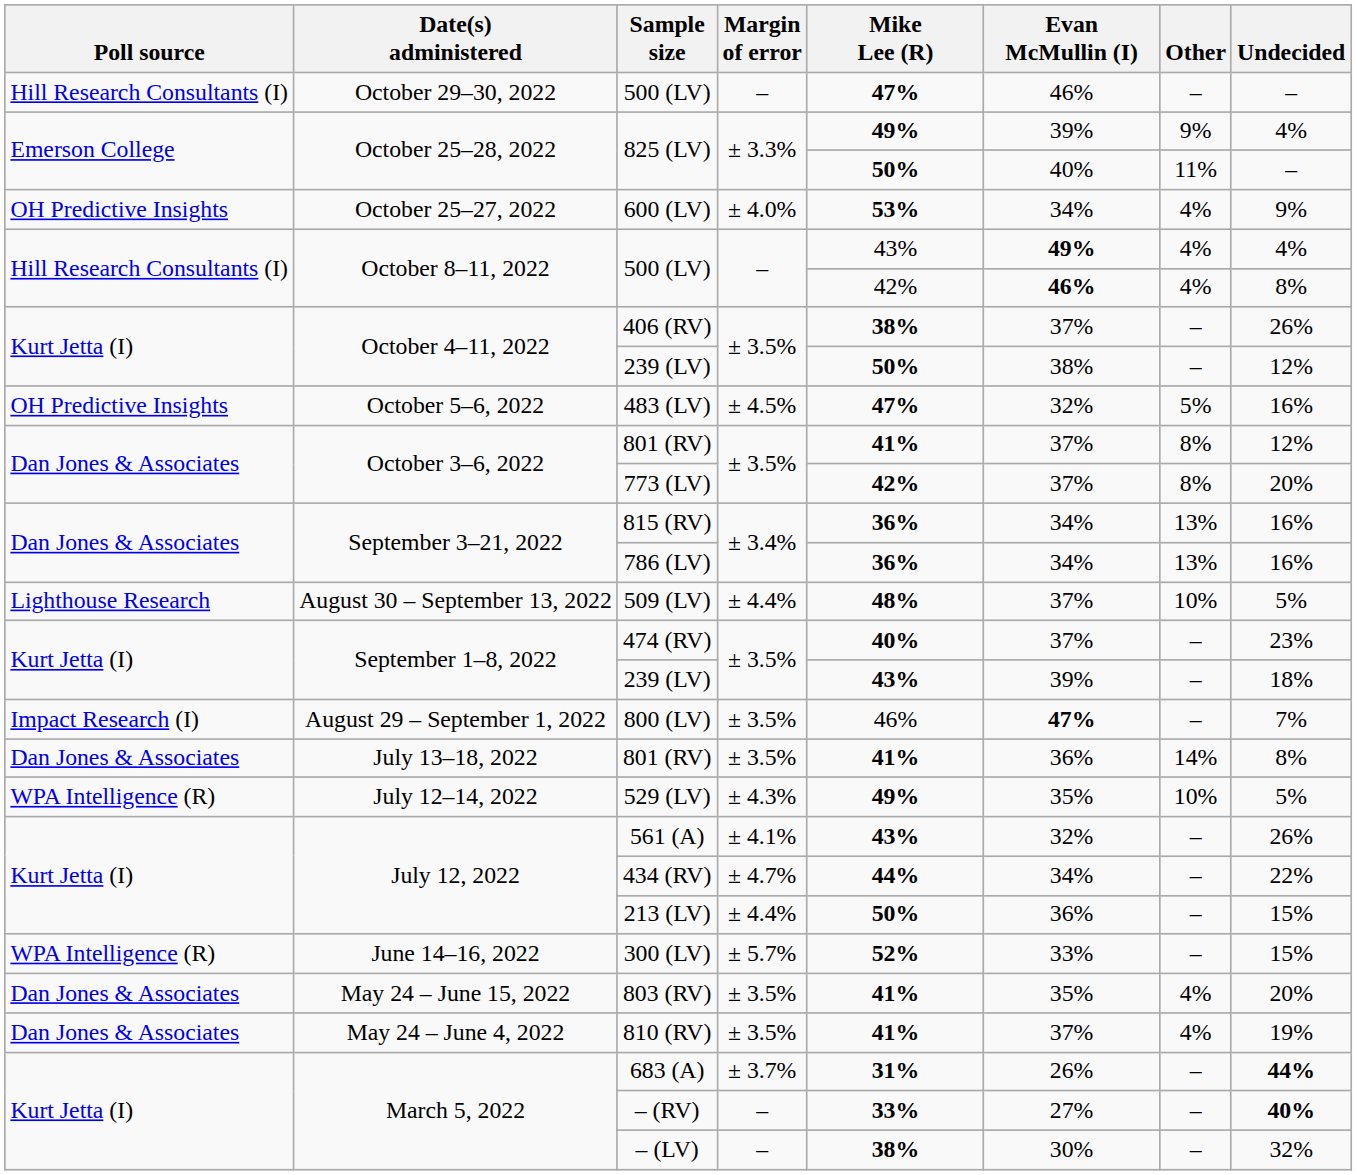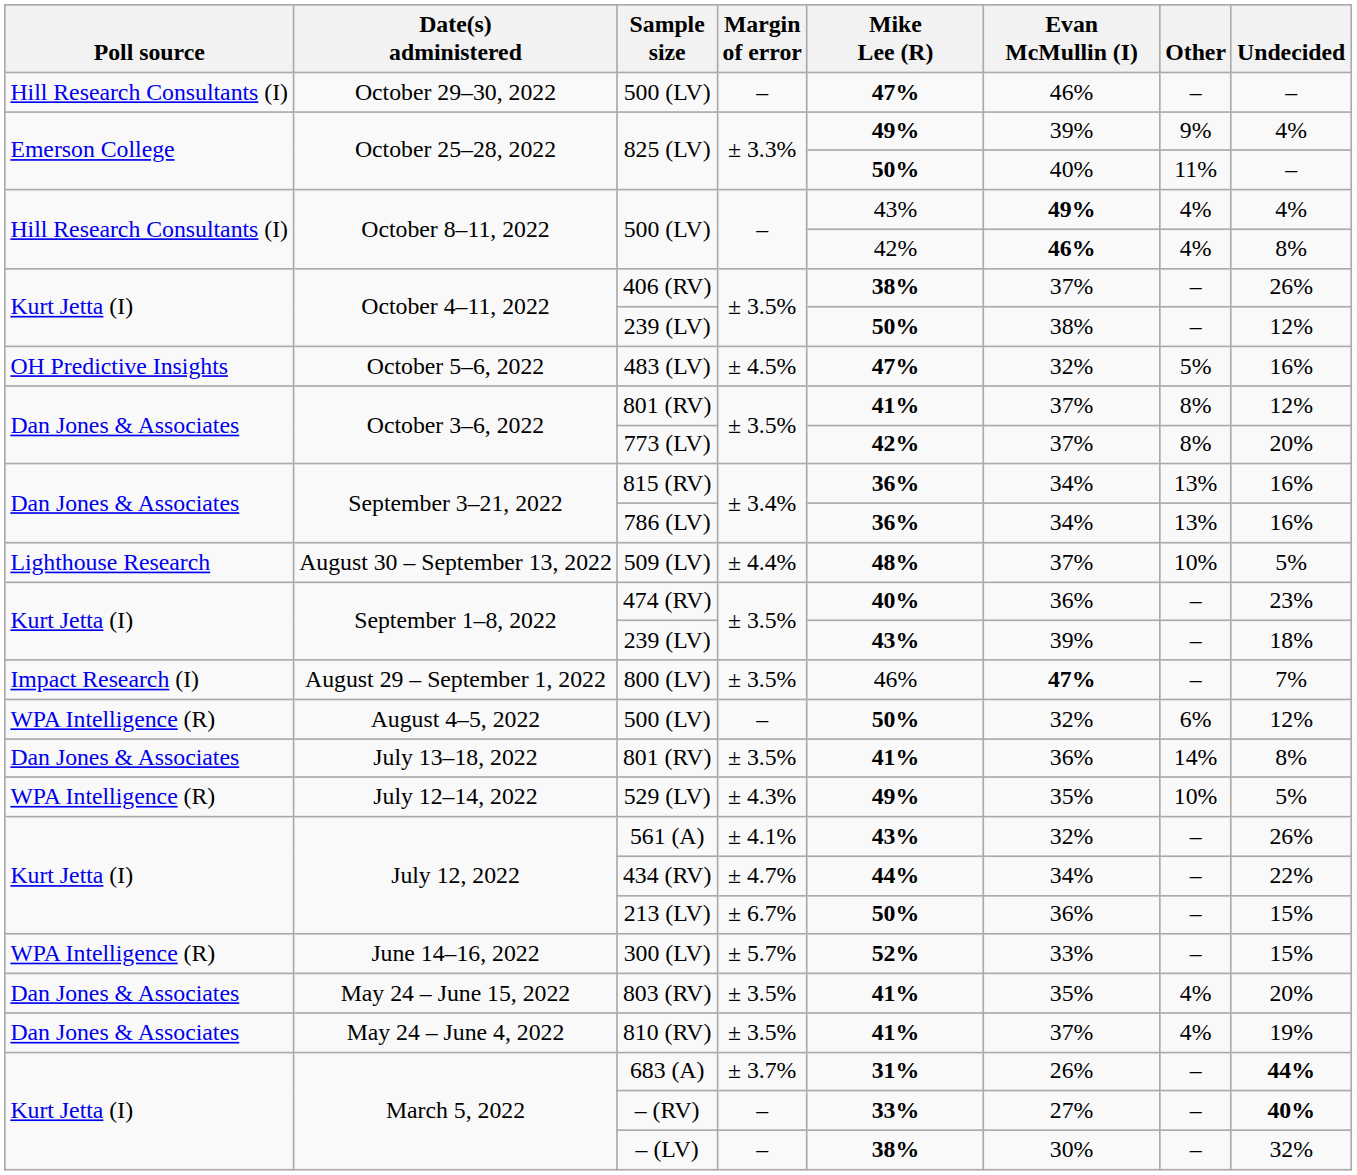- row: (455, 209)
(1072, 640) 37% -> (1072, 601) 36%
+ row: (455, 718)
(762, 914) ± 4.4% -> (762, 914) ± 6.7%
